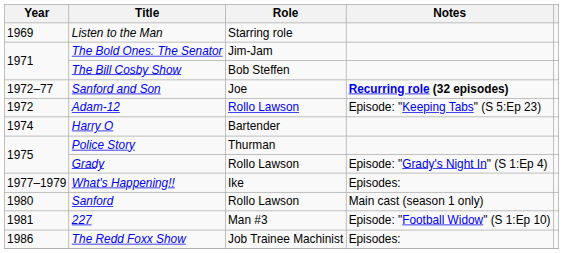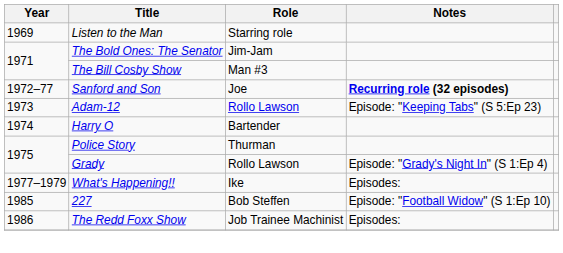(259, 70) Bob Steffen -> (248, 70) Man #3
(20, 107) 1972 -> (20, 107) 1973
- row: (93, 201)
(20, 220) 1981 -> (20, 201) 1985
(248, 220) Man #3 -> (259, 201) Bob Steffen
